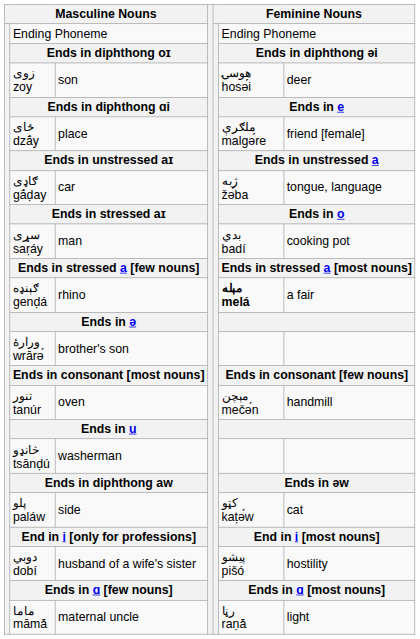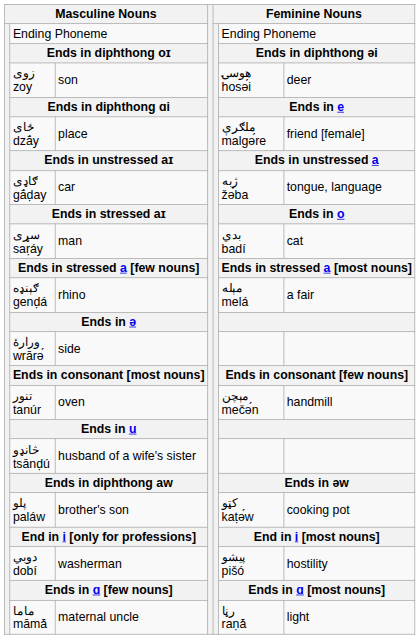(318, 241) cooking pot -> (295, 241) cat
(236, 295) bold -> (235, 295) normal
(94, 348) brother's son -> (69, 348) side
(90, 456) washerman -> (127, 456) husband of a wife's sister
(69, 509) side -> (94, 509) brother's son
(295, 509) cat -> (318, 509) cooking pot
(127, 563) husband of a wife's sister -> (90, 563) washerman
